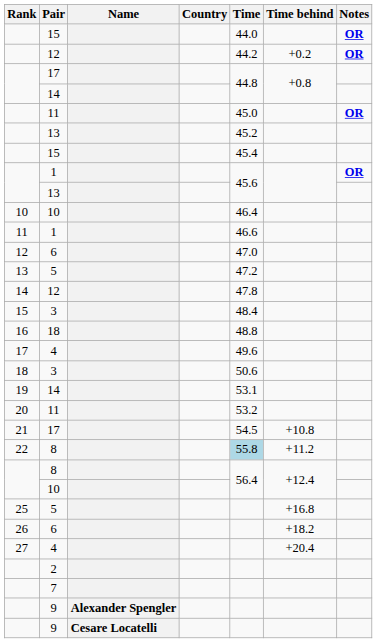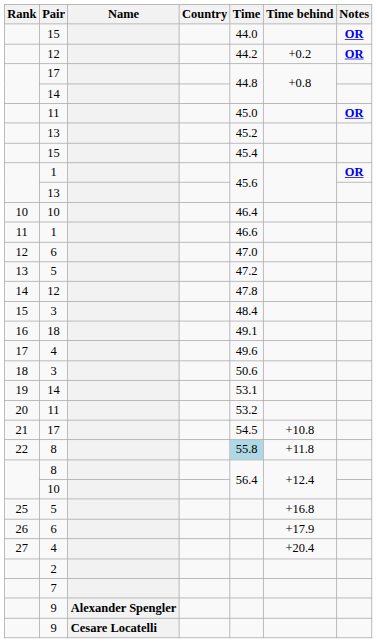(247, 331) 48.8 -> (247, 331) 49.1
(300, 449) +11.2 -> (300, 449) +11.8
(300, 529) +18.2 -> (300, 529) +17.9
